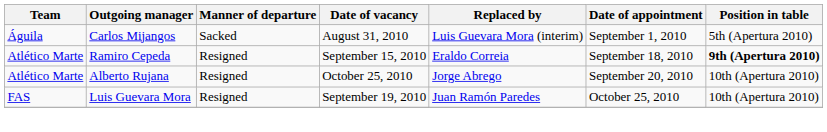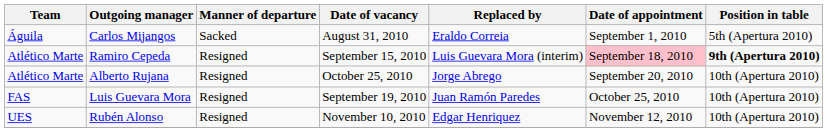(508, 35) Luis Guevara Mora (interim) -> (470, 35) Eraldo Correia
(470, 55) Eraldo Correia -> (508, 55) Luis Guevara Mora (interim)
(641, 55) no background -> (641, 55) pink background
+ row: (126, 117)
